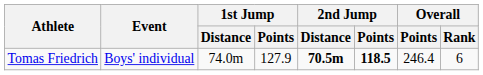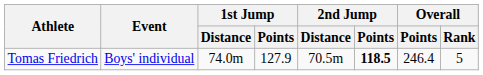(326, 59) bold -> (326, 59) normal
(459, 59) 6 -> (459, 59) 5
